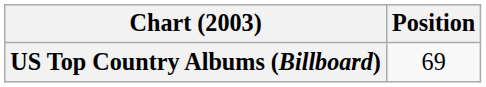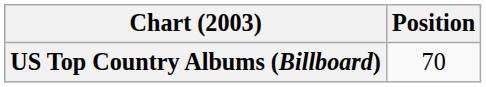(434, 61) 69 -> (434, 61) 70
